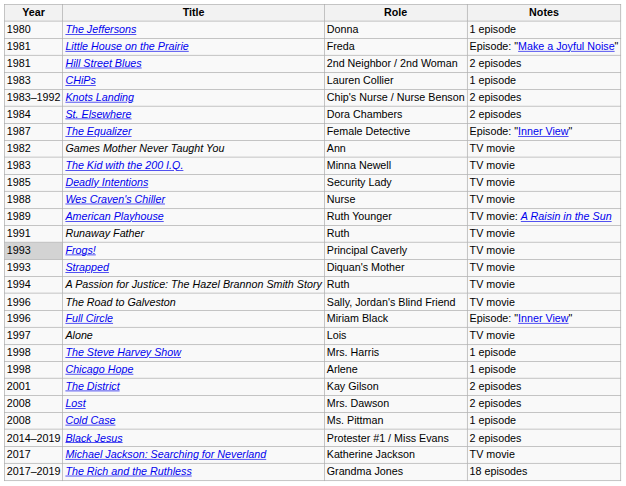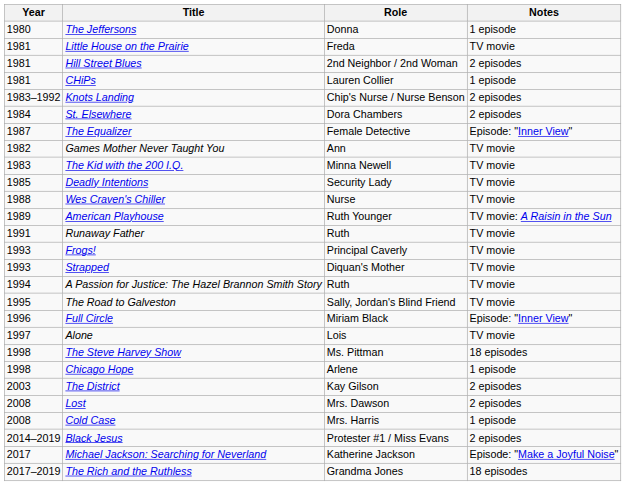(544, 47) Episode: "Make a Joyful Noise" -> (492, 47) TV movie
(19, 81) 1983 -> (19, 81) 1981
(19, 251) lightgrey background -> (19, 251) no background
(19, 302) 1996 -> (19, 302) 1995
(353, 353) Mrs. Harris -> (355, 353) Ms. Pittman
(493, 353) 1 episode -> (498, 353) 18 episodes
(19, 387) 2001 -> (19, 387) 2003
(355, 421) Ms. Pittman -> (353, 421) Mrs. Harris
(492, 455) TV movie -> (544, 455) Episode: "Make a Joyful Noise"
